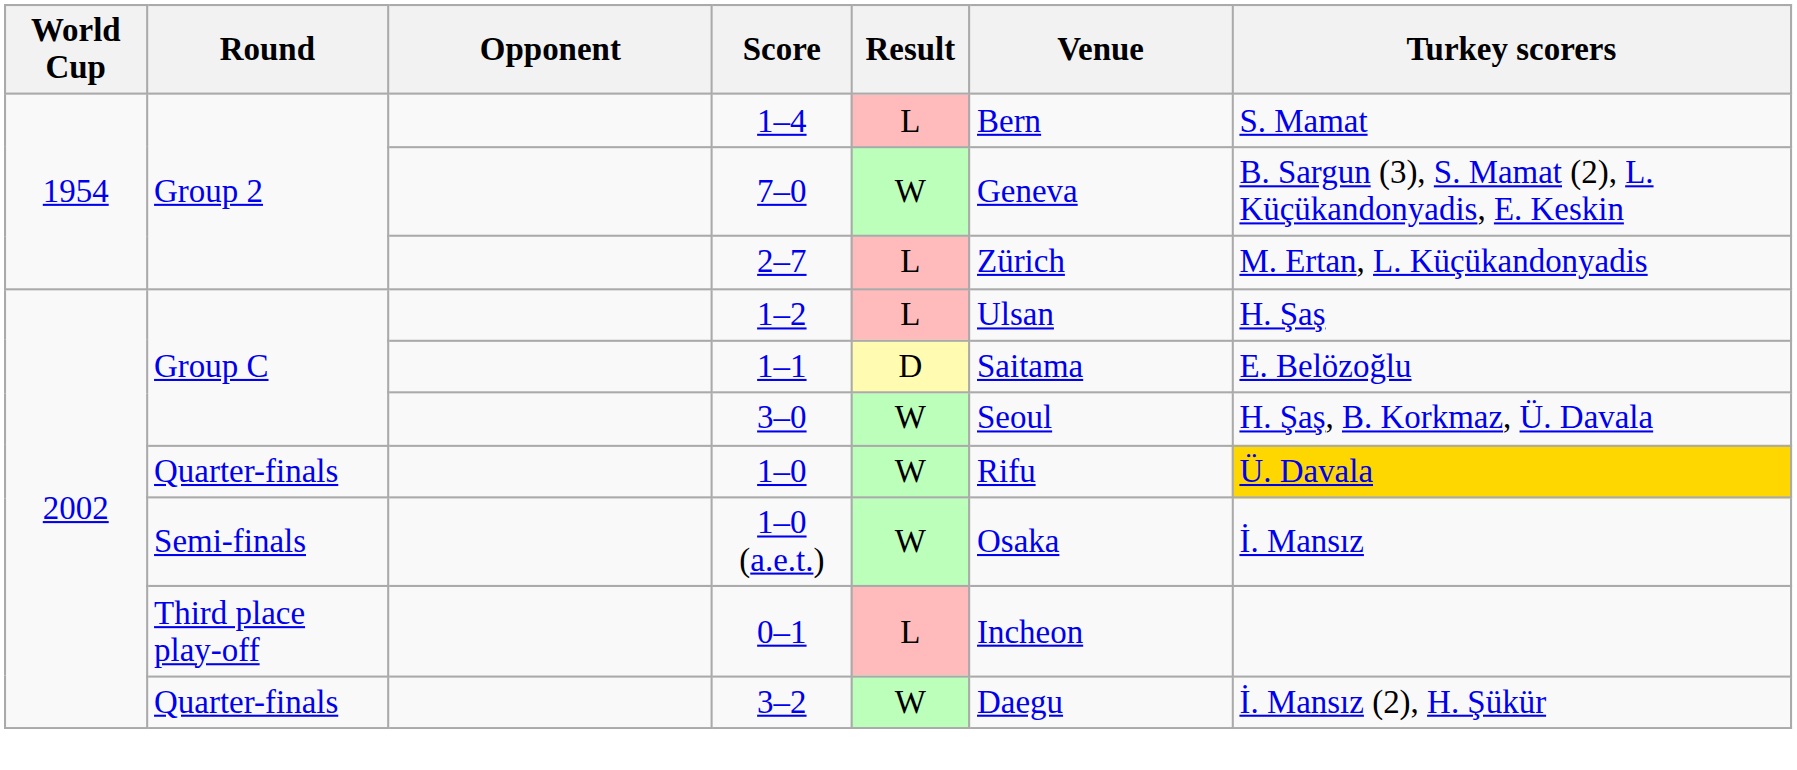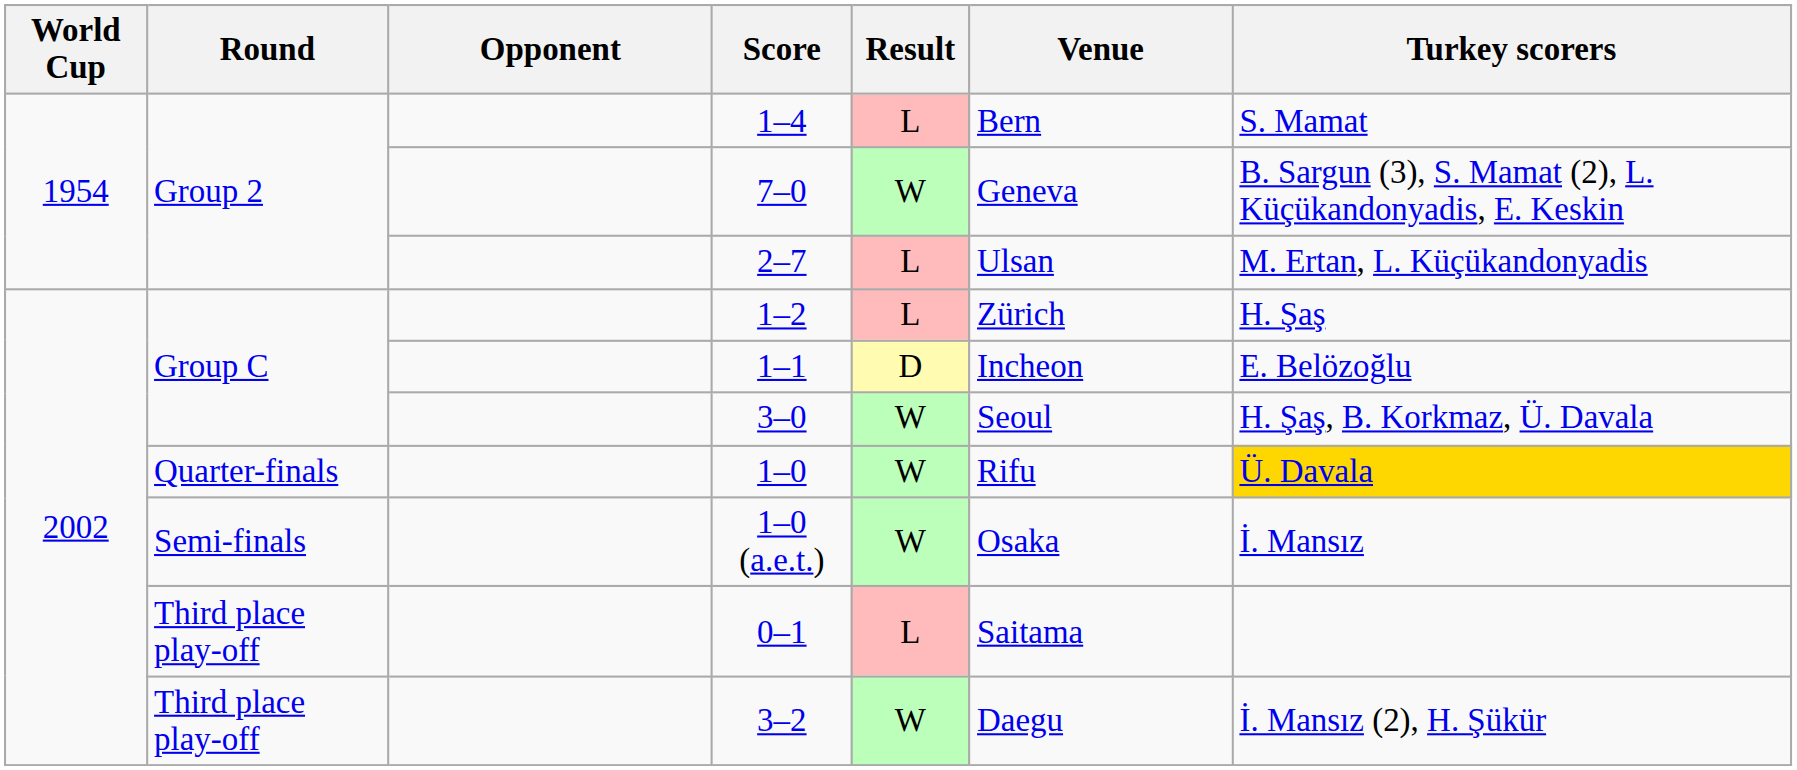(1021, 261) Zürich -> (1015, 261) Ulsan
(1015, 313) Ulsan -> (1021, 313) Zürich
(1030, 366) Saitama -> (1030, 366) Incheon
(1030, 630) Incheon -> (1030, 630) Saitama
(246, 701) Quarter-finals -> (230, 720) Third place play-off
